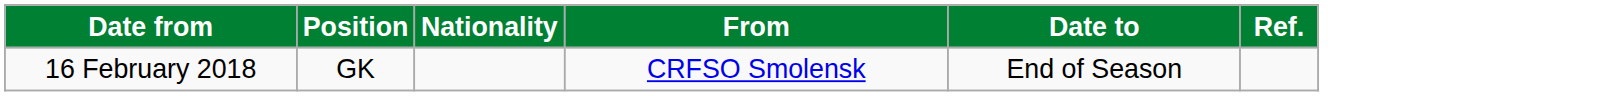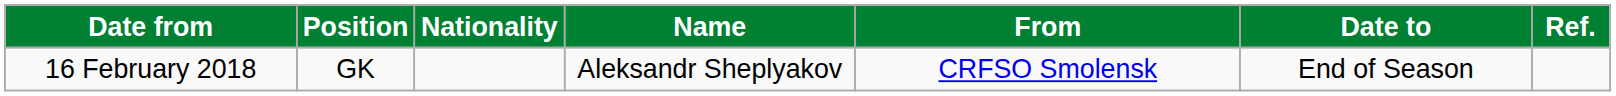+ column: (710, 26)
